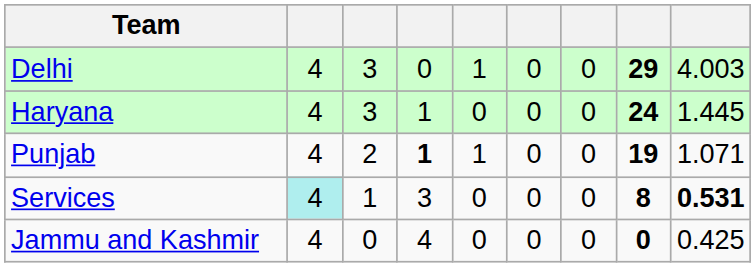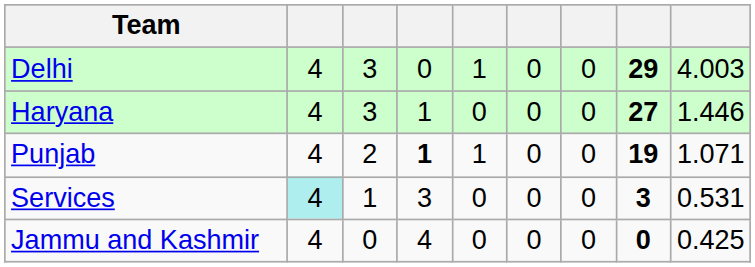(643, 111) 24 -> (643, 111) 27
(711, 111) 1.445 -> (711, 111) 1.446
(643, 197) 8 -> (643, 197) 3
(711, 197) bold -> (711, 197) normal
